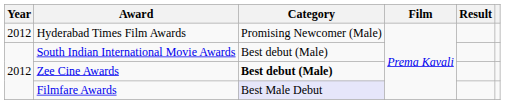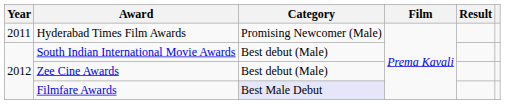(19, 33) 2012 -> (19, 33) 2011
(287, 71) bold -> (284, 71) normal
